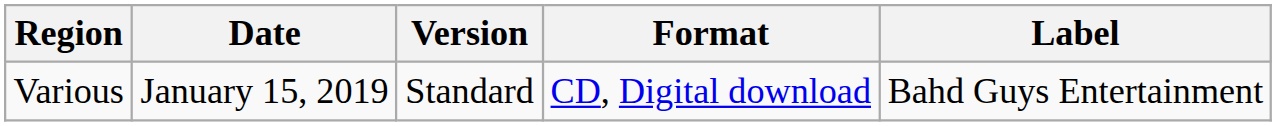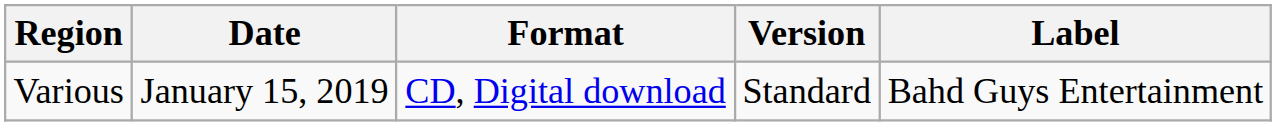columns swapped: (711, 33) <-> (470, 33)
